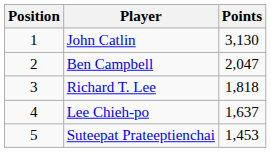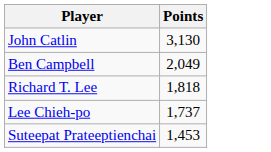- column: (34, 16)
(242, 64) 2,047 -> (183, 64) 2,049
(242, 111) 1,637 -> (183, 111) 1,737
